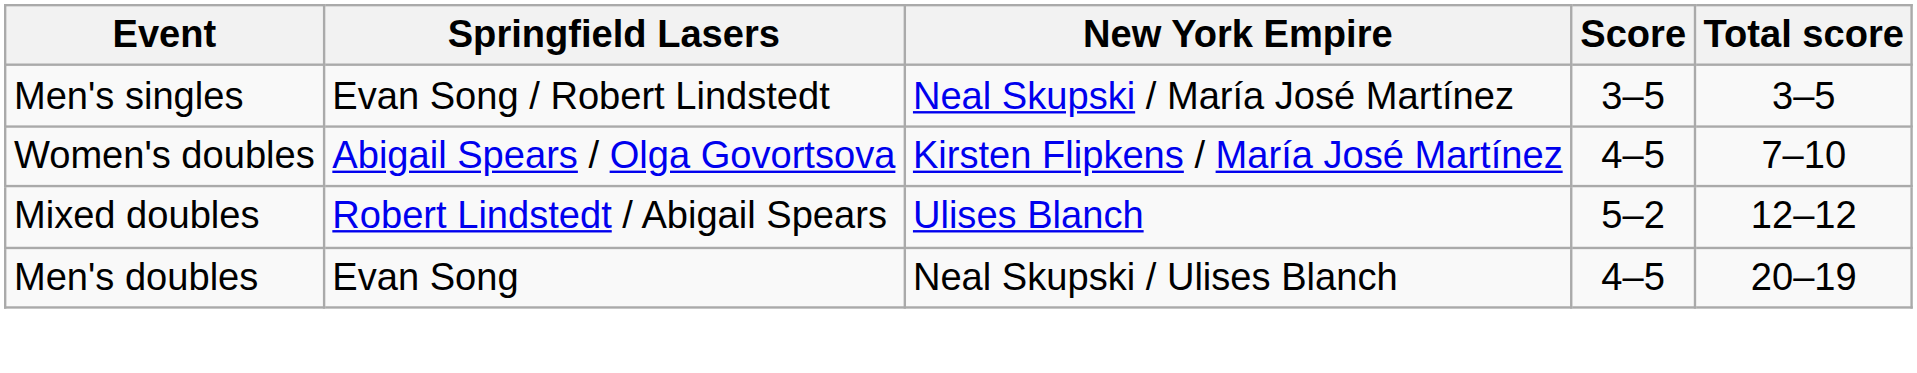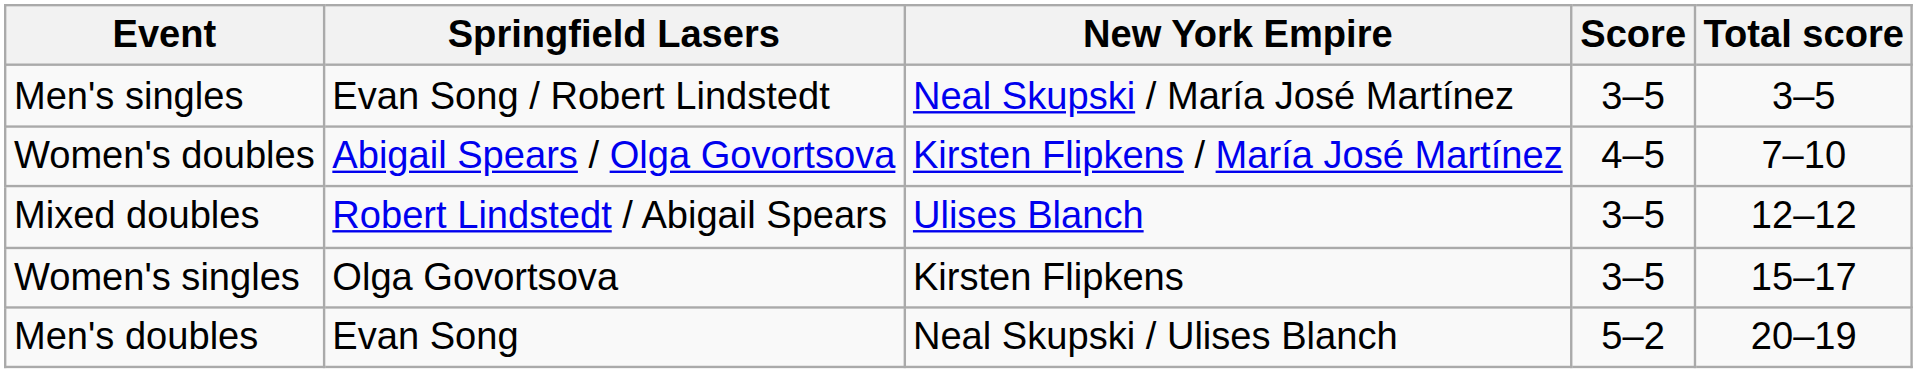(1633, 215) 5–2 -> (1633, 215) 3–5
+ row: (157, 276)
(1633, 276) 4–5 -> (1633, 336) 5–2
